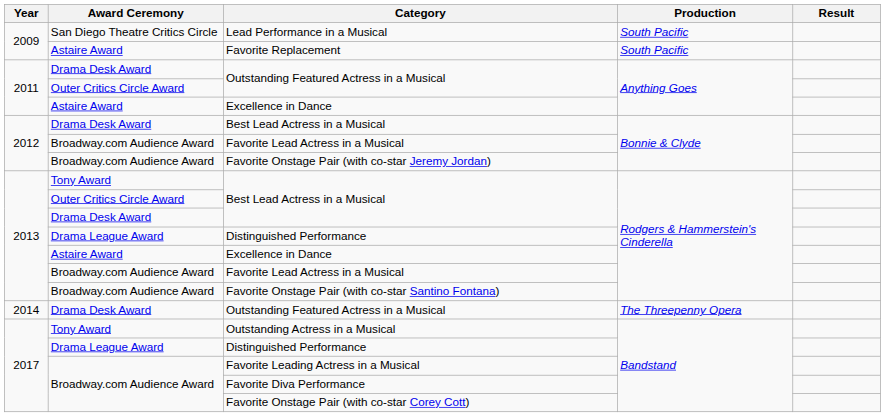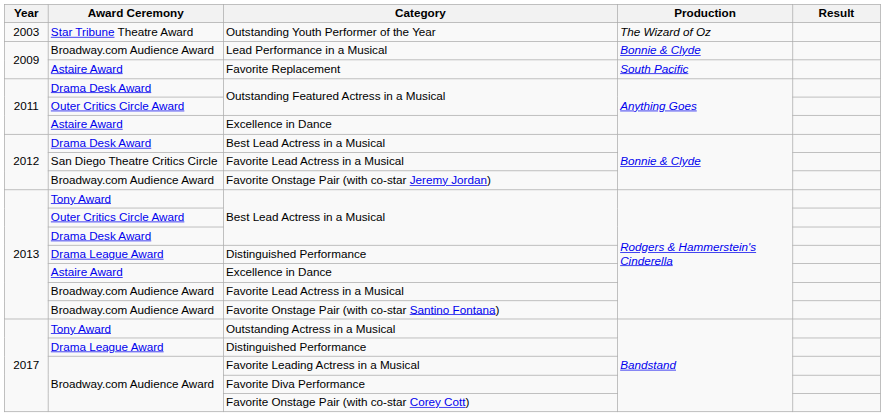+ row: (26, 32)
(134, 32) San Diego Theatre Critics Circle -> (132, 50) Broadway.com Audience Award
(654, 32) South Pacific -> (660, 50) Bonnie & Clyde
(132, 143) Broadway.com Audience Award -> (134, 161) San Diego Theatre Critics Circle
- row: (26, 310)
